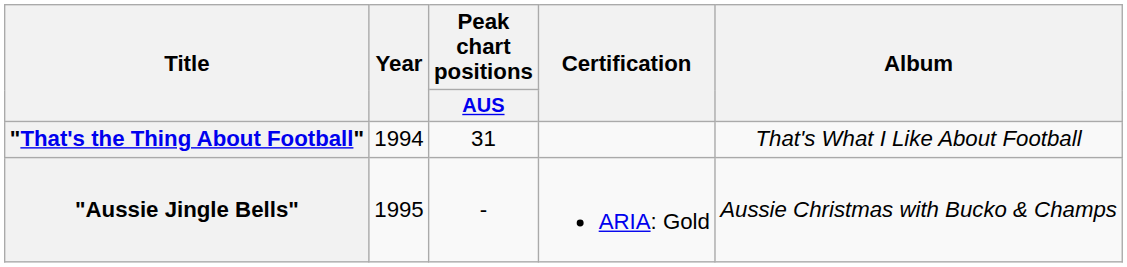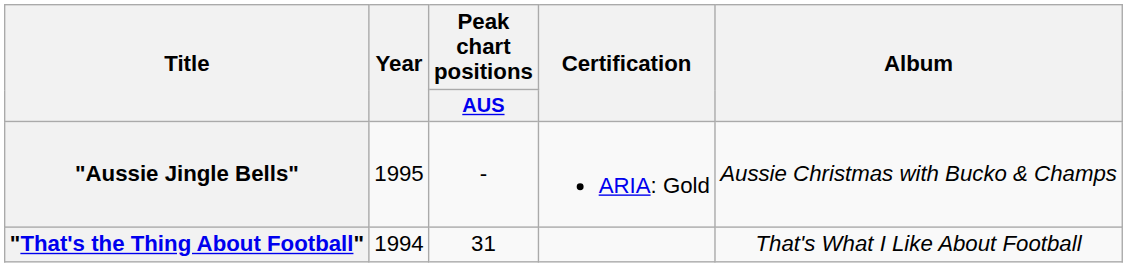rows swapped: (187, 139) <-> (187, 209)
